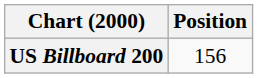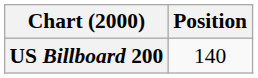(210, 55) 156 -> (210, 55) 140
